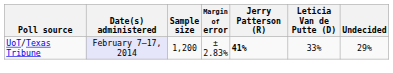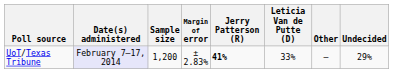+ column: (326, 39)
